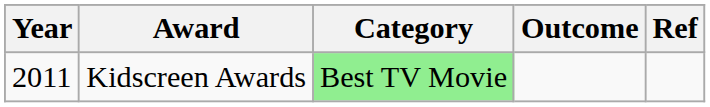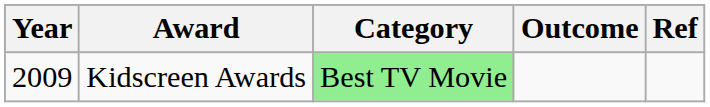(42, 76) 2011 -> (42, 76) 2009
